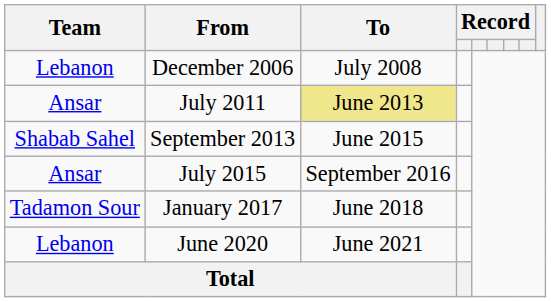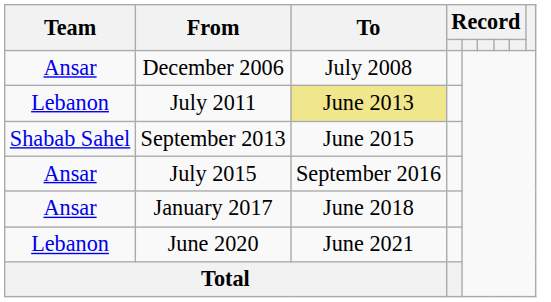(75, 67) Lebanon -> (70, 67) Ansar
(75, 102) Ansar -> (70, 102) Lebanon
(75, 208) Tadamon Sour -> (70, 208) Ansar
